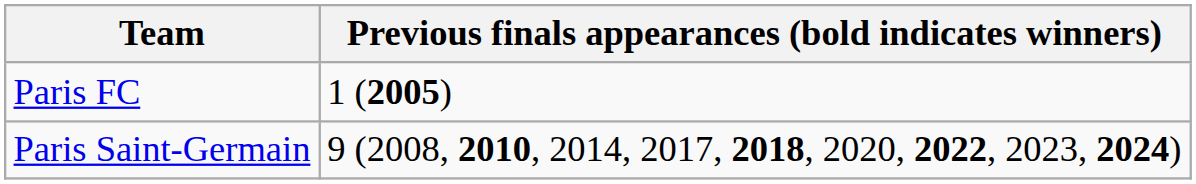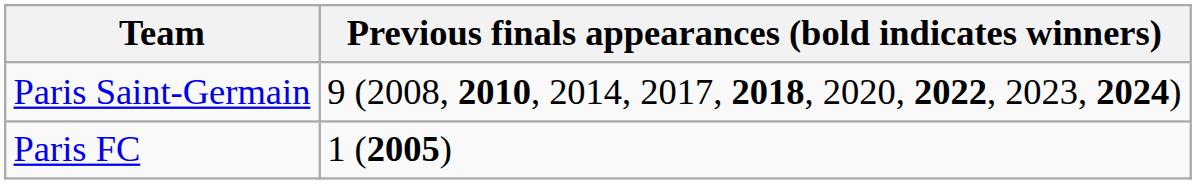rows swapped: (77, 91) <-> (162, 149)
